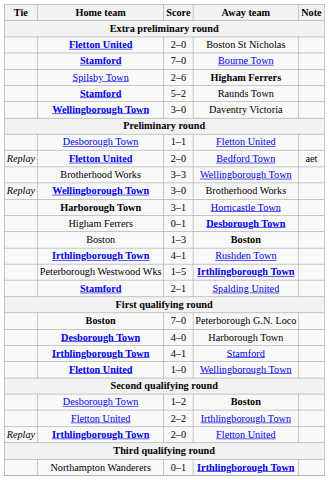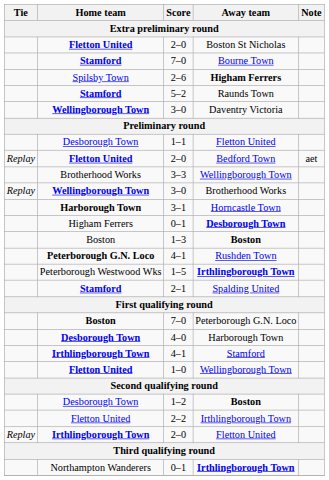(101, 256) Irthlingborough Town -> (101, 256) Peterborough G.N. Loco
